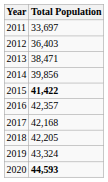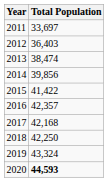(45, 59) 38,471 -> (45, 59) 38,474
(45, 91) bold -> (45, 91) normal
(45, 138) 42,205 -> (45, 138) 42,250
